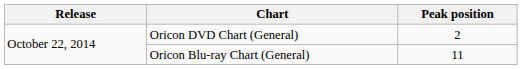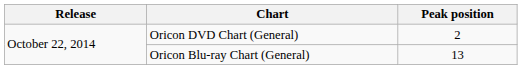(458, 54) 11 -> (458, 54) 13
